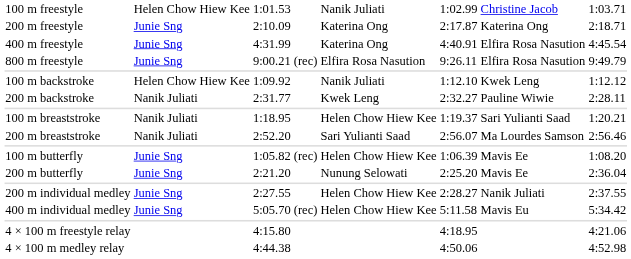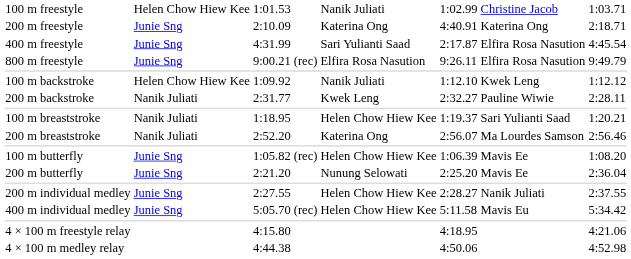(459, 26) 2:17.87 -> (459, 26) 4:40.91
(354, 43) Katerina Ong -> (365, 43) Sari Yulianti Saad
(459, 43) 4:40.91 -> (459, 43) 2:17.87
(365, 135) Sari Yulianti Saad -> (354, 135) Katerina Ong
